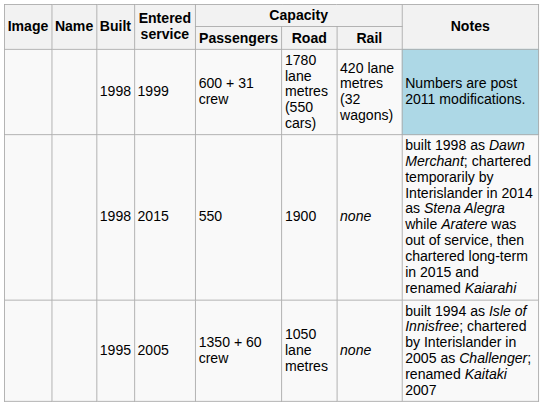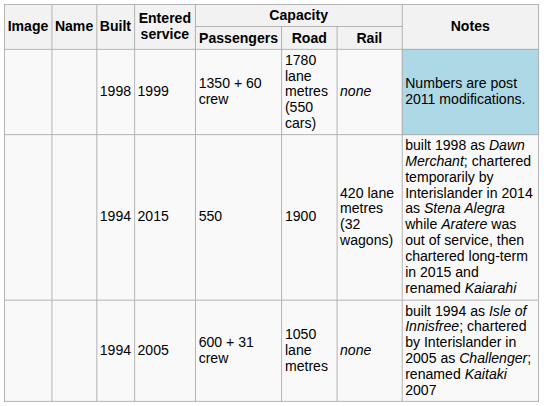(226, 92) 600 + 31 crew -> (230, 92) 1350 + 60 crew
(367, 92) 420 lane metres (32 wagons) -> (356, 92) none
(115, 217) 1998 -> (115, 217) 1994
(356, 217) none -> (367, 217) 420 lane metres (32 wagons)
(115, 350) 1995 -> (115, 350) 1994
(230, 350) 1350 + 60 crew -> (226, 350) 600 + 31 crew
